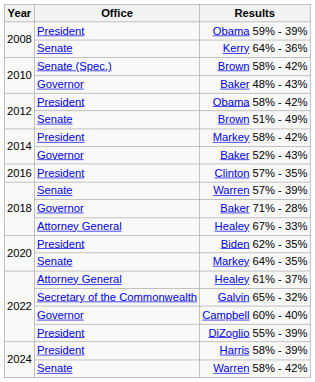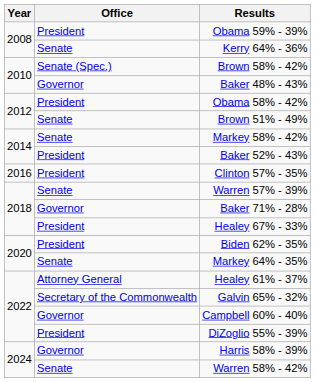(61, 137) President -> (55, 137) Senate
(60, 155) Governor -> (61, 155) President
(79, 226) Attorney General -> (61, 226) President
(61, 350) President -> (60, 350) Governor
